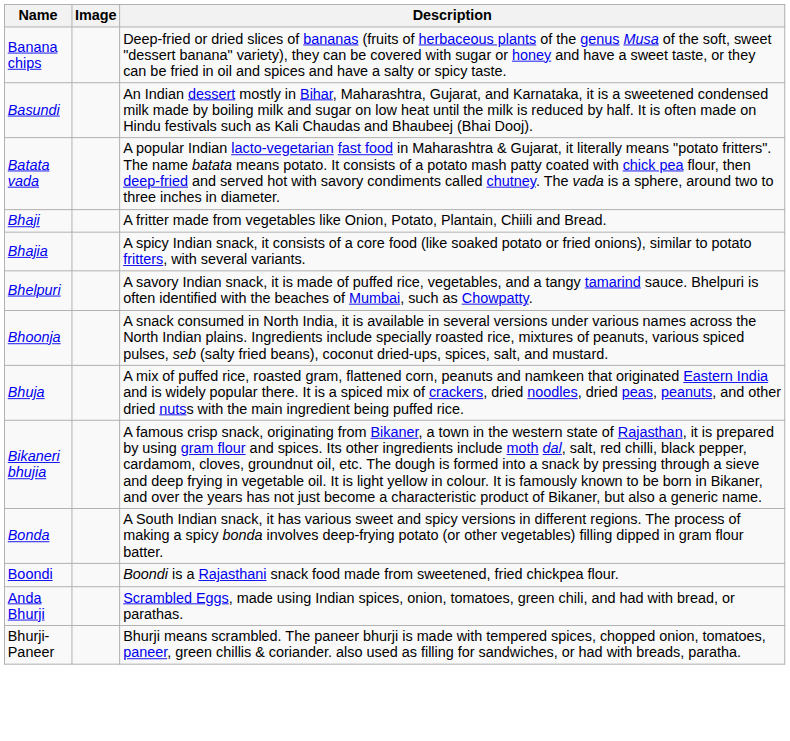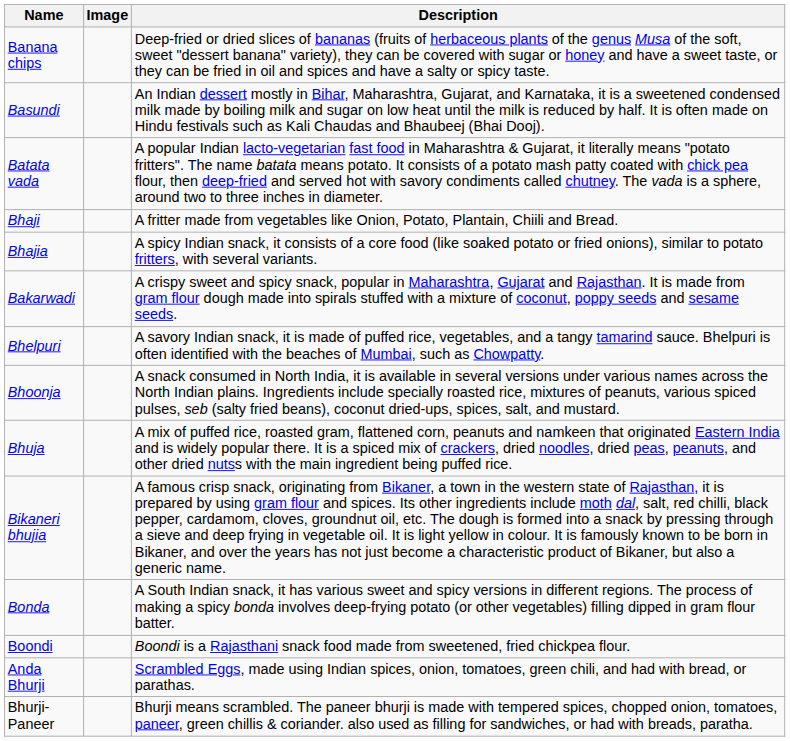+ row: (41, 298)
